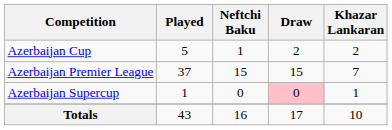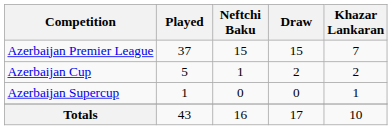rows swapped: (80, 72) <-> (49, 51)
(296, 93) pink background -> (296, 93) no background
